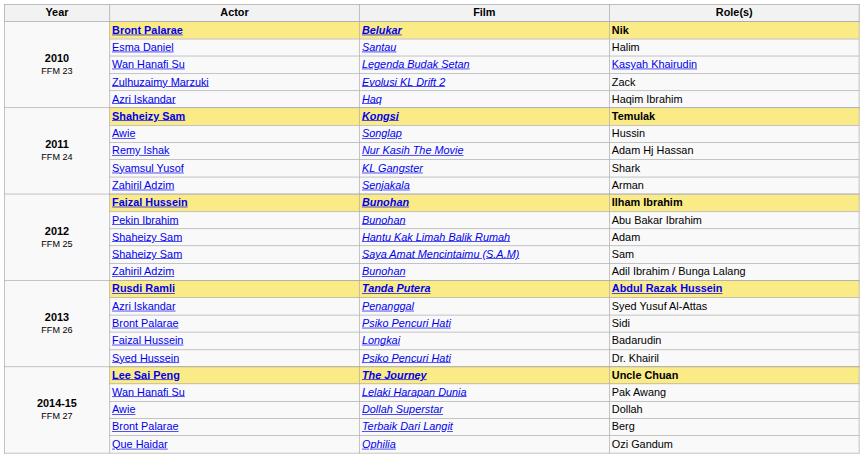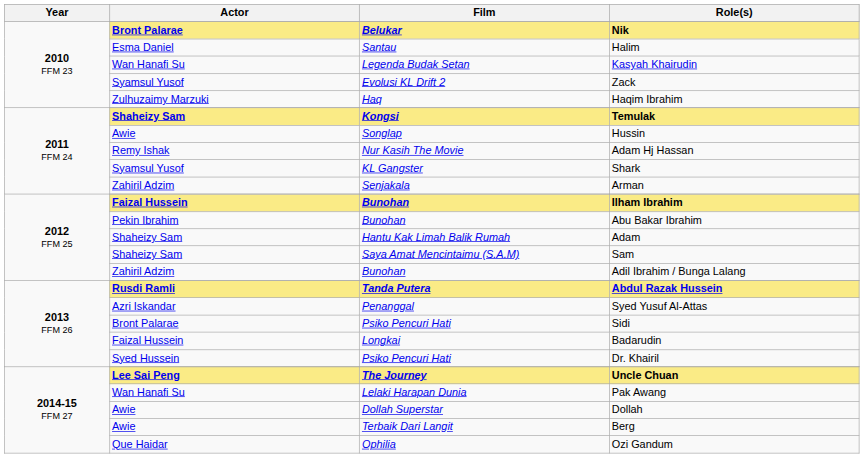(160, 82) Zulhuzaimy Marzuki -> (148, 82) Syamsul Yusof
(144, 99) Azri Iskandar -> (160, 99) Zulhuzaimy Marzuki
(145, 427) Bront Palarae -> (124, 427) Awie
